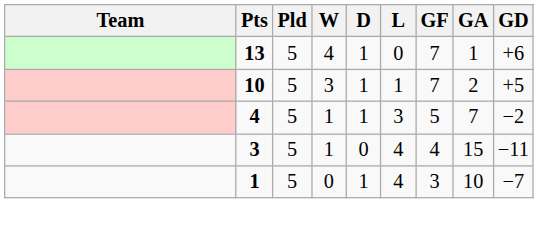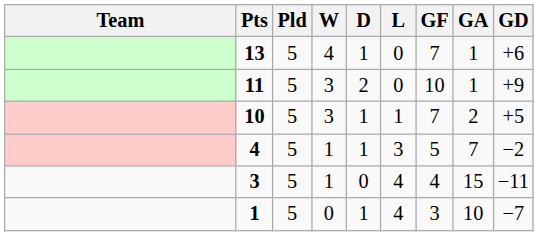+ row: (254, 85)
